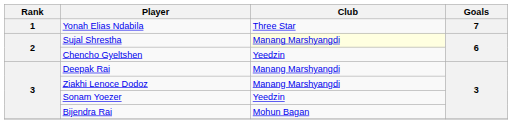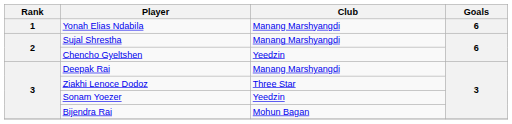(274, 26) Three Star -> (296, 26) Manang Marshyangdi
(476, 26) 7 -> (476, 26) 6
(296, 41) lightyellow background -> (296, 41) no background
(296, 84) Manang Marshyangdi -> (274, 84) Three Star
